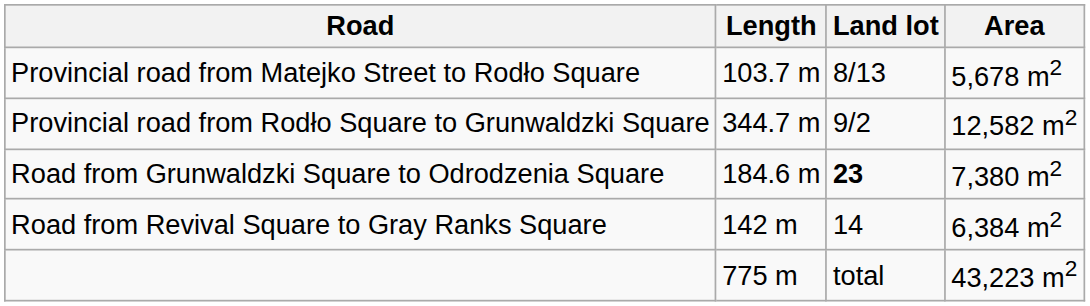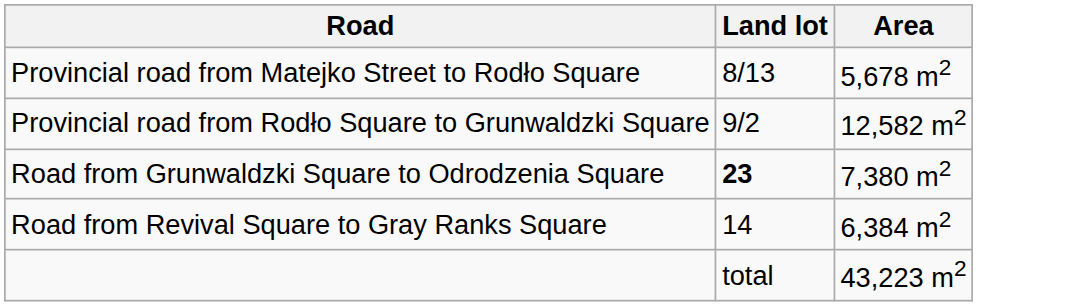- column: (771, 26)
